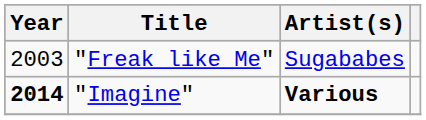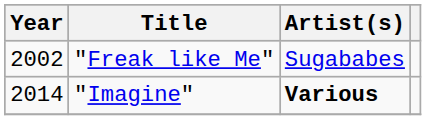(37, 59) 2003 -> (37, 59) 2002
(37, 95) bold -> (37, 95) normal
